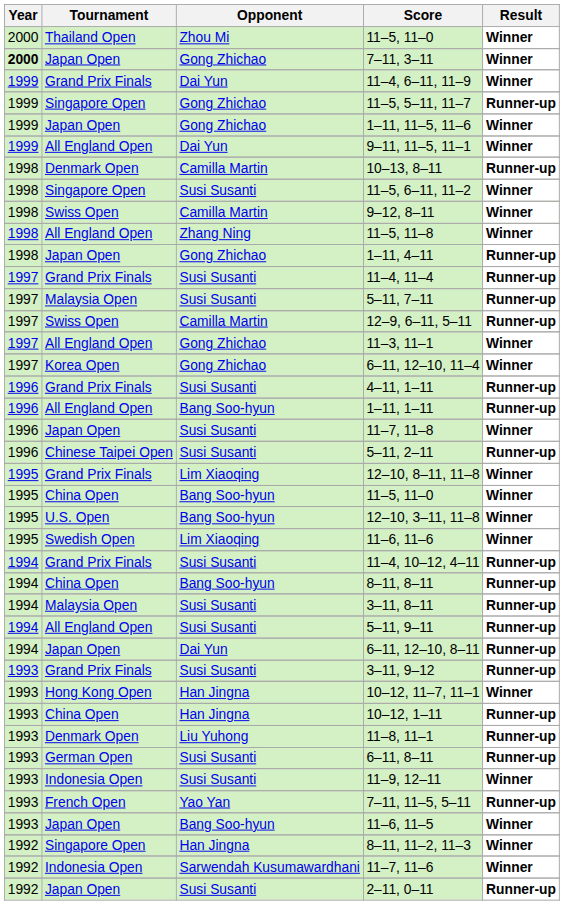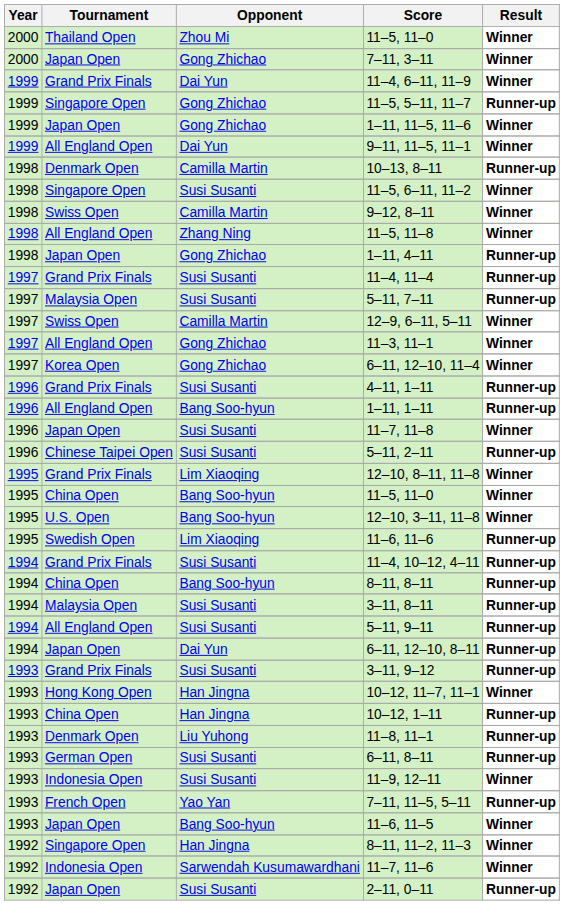(23, 59) bold -> (23, 59) normal
(521, 322) Runner-up -> (509, 322) Winner
(509, 540) Winner -> (521, 540) Runner-up
